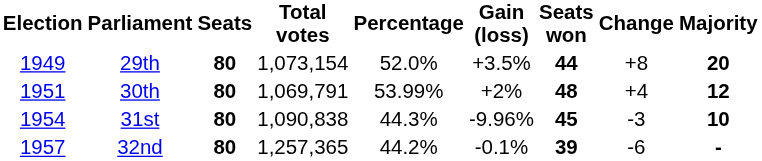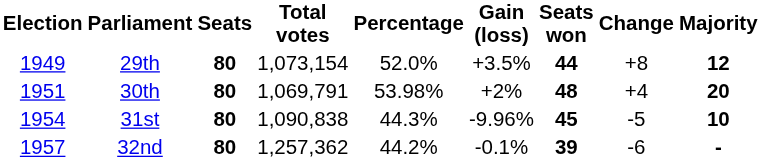(718, 63) 20 -> (718, 63) 12
(409, 91) 53.99% -> (409, 91) 53.98%
(718, 91) 12 -> (718, 91) 20
(636, 119) -3 -> (636, 119) -5
(303, 147) 1,257,365 -> (303, 147) 1,257,362
